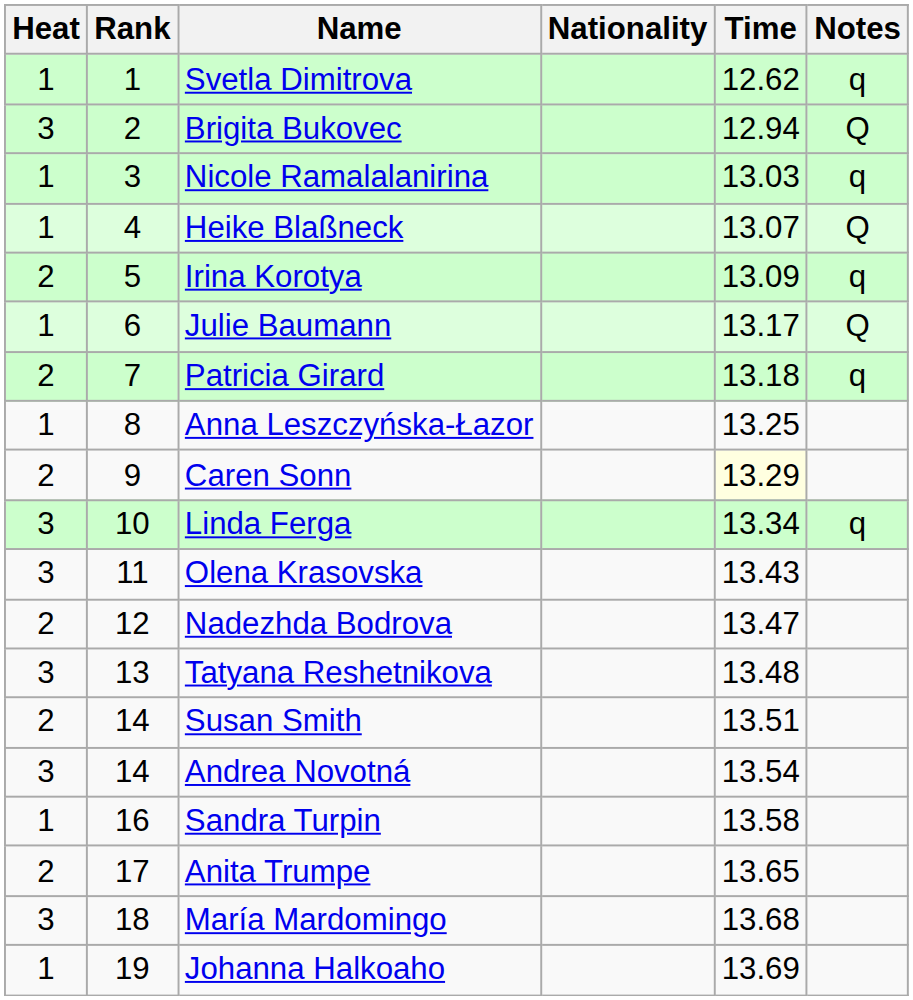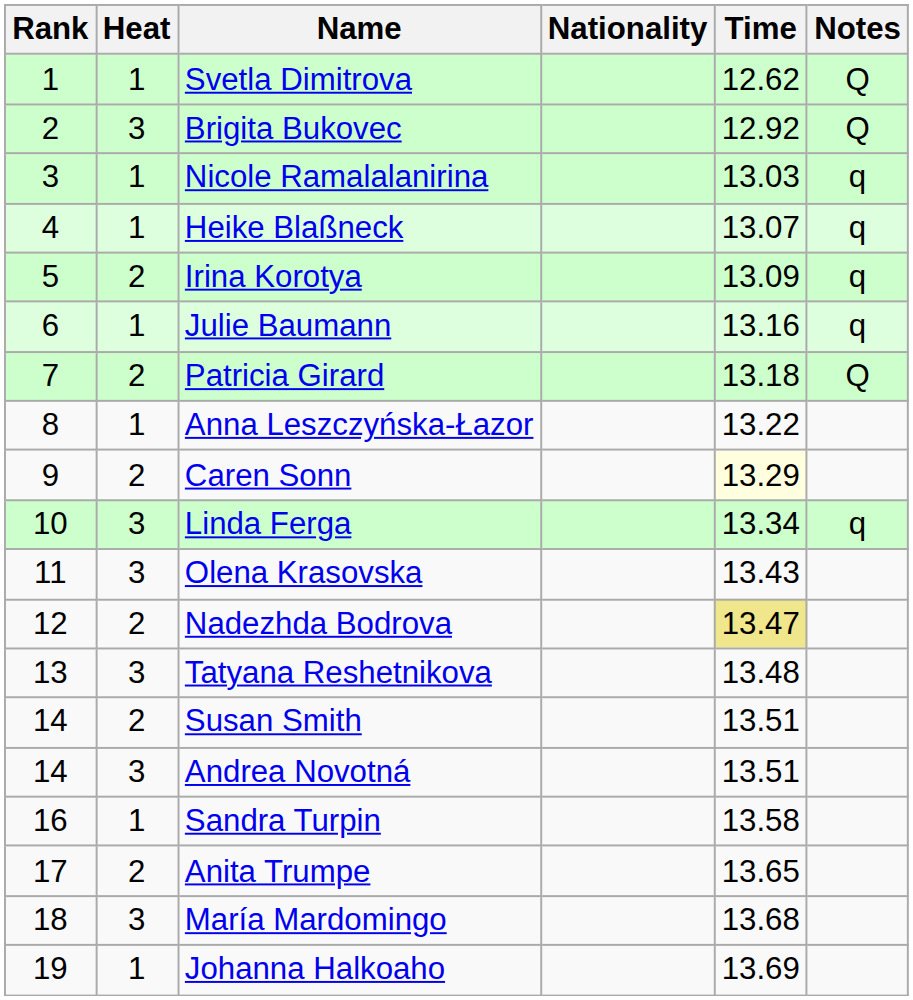columns swapped: (132, 29) <-> (46, 29)
(858, 78) q -> (858, 78) Q
(761, 128) 12.94 -> (761, 128) 12.92
(858, 227) Q -> (858, 227) q
(761, 326) 13.17 -> (761, 326) 13.16
(858, 326) Q -> (858, 326) q
(858, 375) q -> (858, 375) Q
(761, 425) 13.25 -> (761, 425) 13.22
(761, 623) no background -> (761, 623) khaki background
(761, 771) 13.54 -> (761, 771) 13.51
